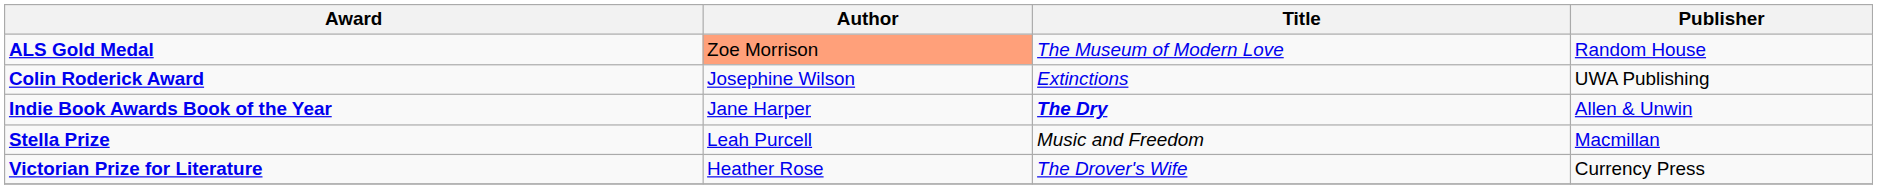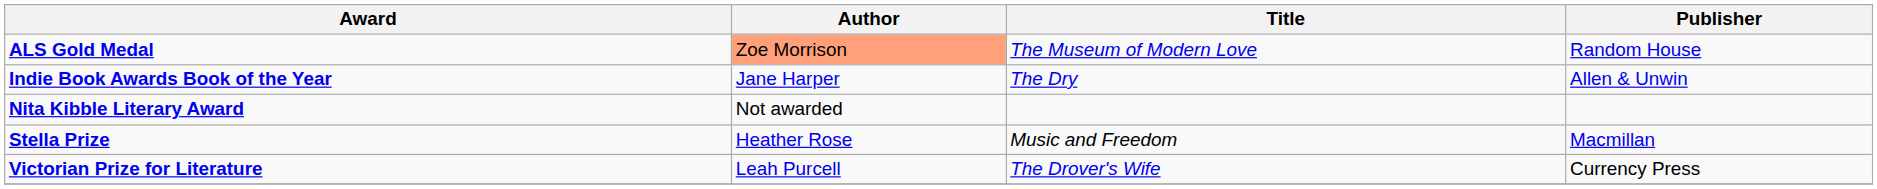- row: (107, 79)
(1072, 109) bold -> (1044, 79) normal
+ row: (126, 109)
(760, 139) Leah Purcell -> (794, 139) Heather Rose
(765, 169) Heather Rose -> (788, 169) Leah Purcell
